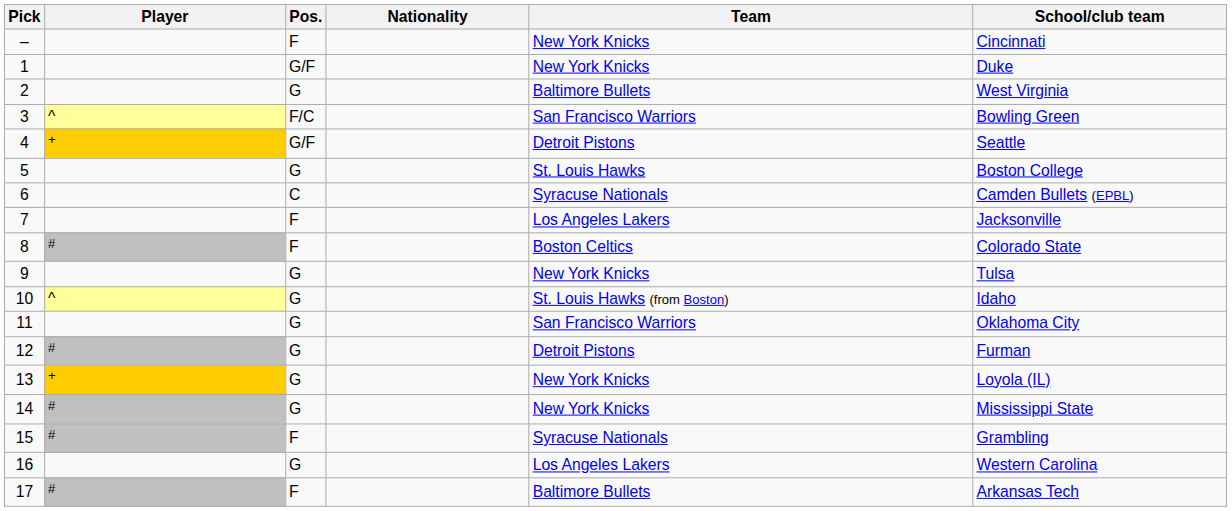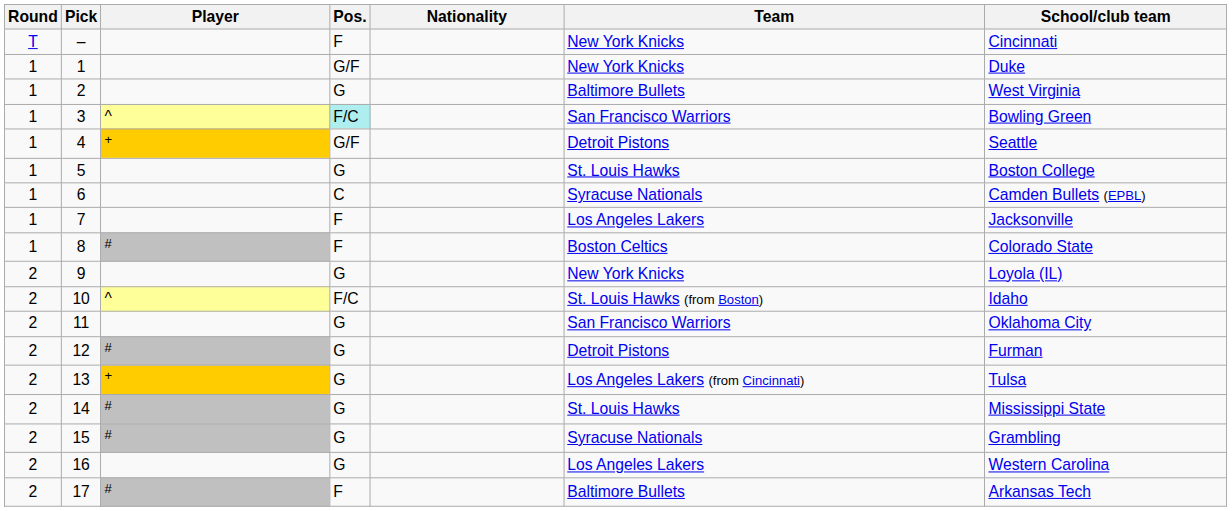+ column: (33, 16)
(302, 116) no background -> (346, 116) paleturquoise background
(995, 274) Tulsa -> (1026, 274) Loyola (IL)
(295, 298) G -> (346, 298) F/C
(591, 379) New York Knicks -> (686, 379) Los Angeles Lakers (from Cincinnati)
(1014, 379) Loyola (IL) -> (1007, 379) Tulsa
(591, 409) New York Knicks -> (623, 409) St. Louis Hawks
(294, 438) F -> (339, 438) G
